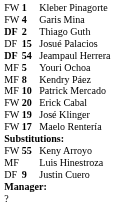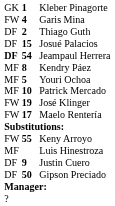(12, 8) FW -> (12, 8) GK
(11, 31) bold -> (11, 31) normal
rows swapped: (65, 67) <-> (65, 79)
- row: (63, 103)
+ row: (73, 174)
